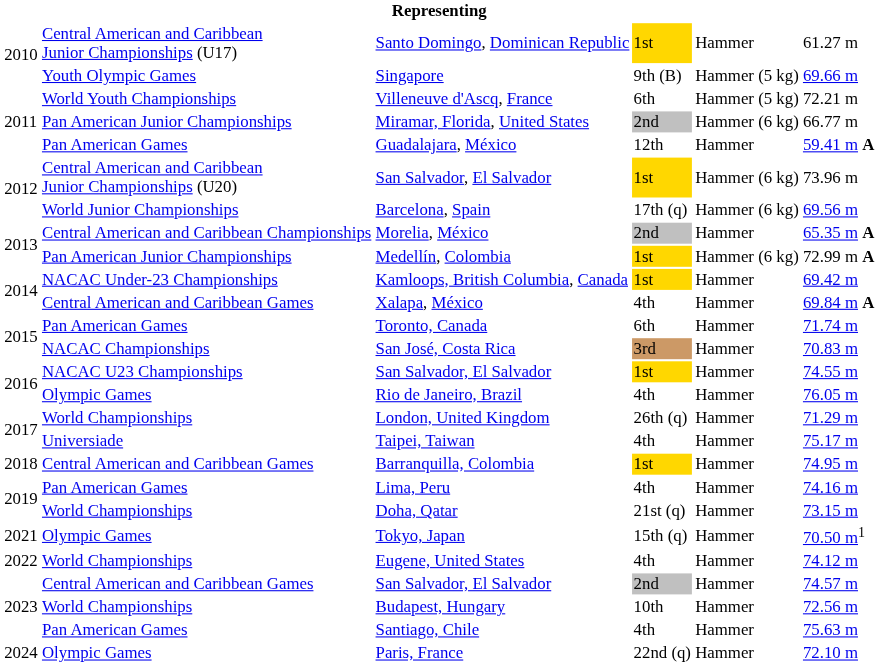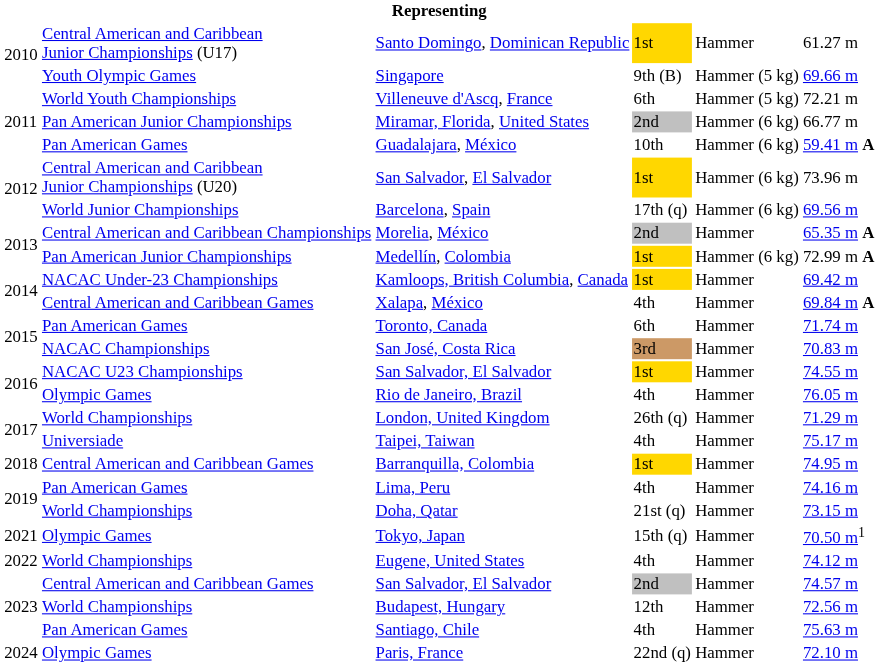(649, 144) 12th -> (649, 144) 10th
(725, 144) Hammer -> (747, 144) Hammer (6 kg)
(649, 607) 10th -> (649, 607) 12th
